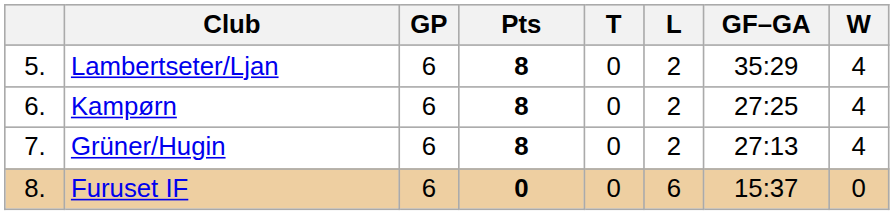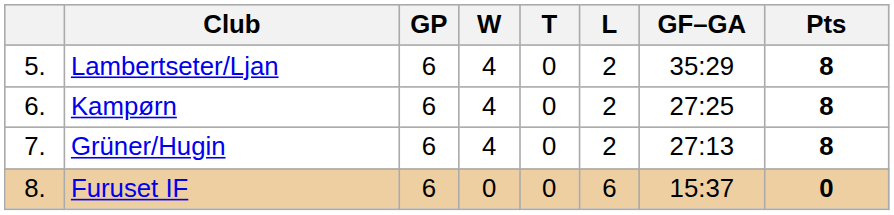columns swapped: (859, 24) <-> (521, 24)
